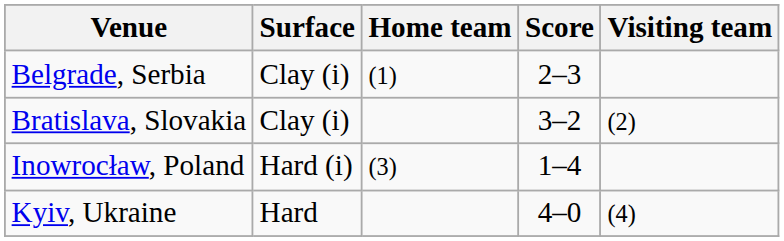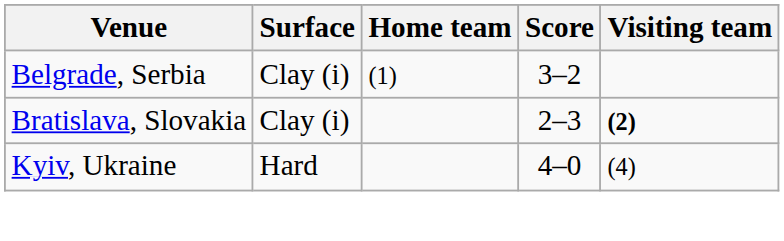(559, 73) 2–3 -> (559, 73) 3–2
(559, 119) 3–2 -> (559, 119) 2–3
(622, 121) normal -> (622, 119) bold
- row: (128, 166)
